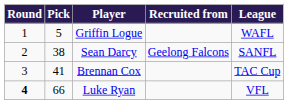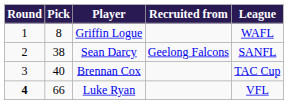(59, 33) 5 -> (59, 33) 8
(59, 71) 41 -> (59, 71) 40
